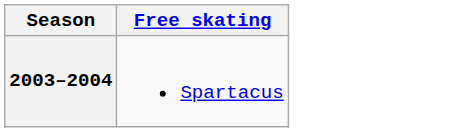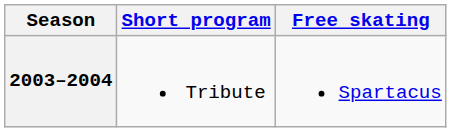+ column: (196, 20)
